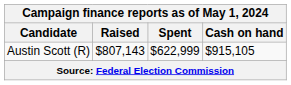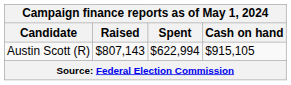(175, 51) $622,999 -> (175, 51) $622,994
